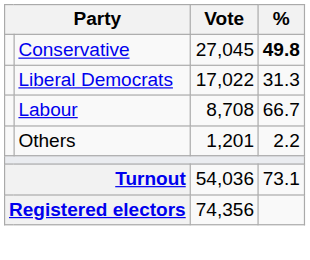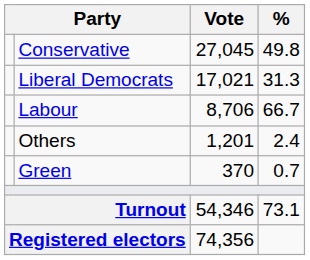(281, 49) bold -> (281, 49) normal
(225, 79) 17,022 -> (225, 79) 17,021
(230, 110) 8,708 -> (230, 110) 8,706
(287, 140) 2.2 -> (287, 140) 2.4
+ row: (45, 170)
(225, 179) 54,036 -> (225, 209) 54,346
